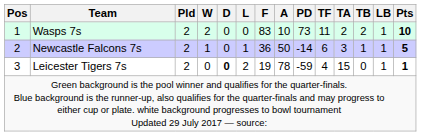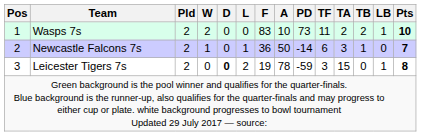(384, 48) 1 -> (384, 48) 0
(405, 48) 5 -> (405, 48) 7
(325, 66) 4 -> (325, 66) 3
(405, 66) 1 -> (405, 66) 8
